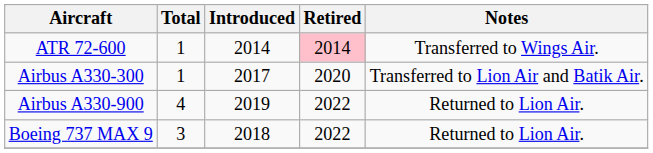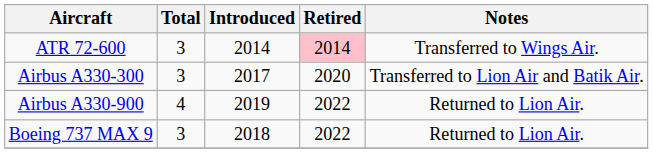(181, 47) 1 -> (181, 47) 3
(181, 76) 1 -> (181, 76) 3
